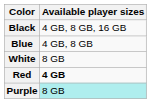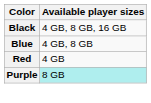- row: (22, 59)
(54, 75) bold -> (53, 59) normal
